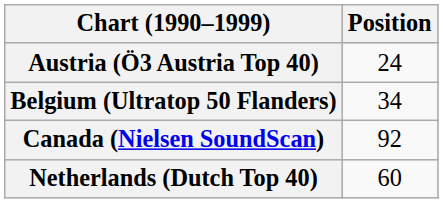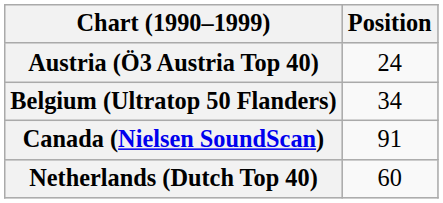(390, 139) 92 -> (390, 139) 91
